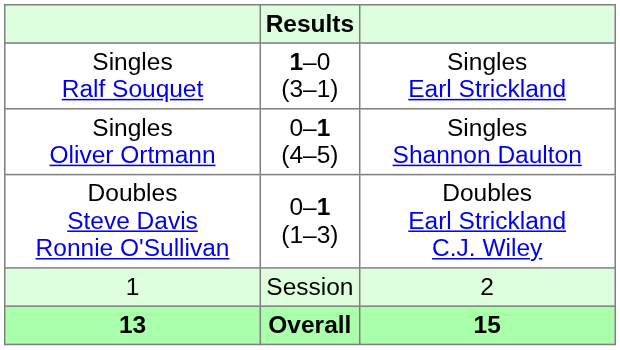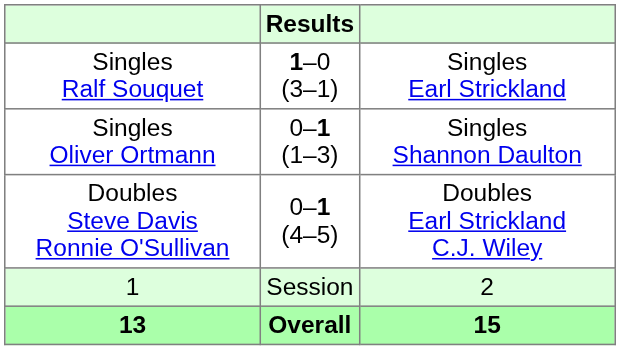(310, 141) 0–1 (4–5) -> (310, 141) 0–1 (1–3)
(310, 220) 0–1 (1–3) -> (310, 220) 0–1 (4–5)
